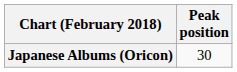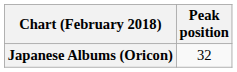(204, 55) 30 -> (204, 55) 32
